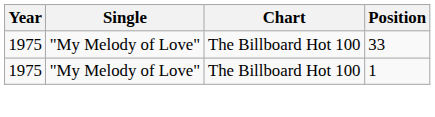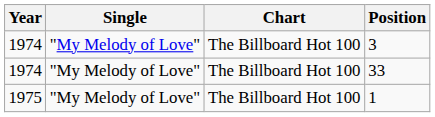+ row: (372, 44)
(25, 44) 1975 -> (25, 71) 1974
